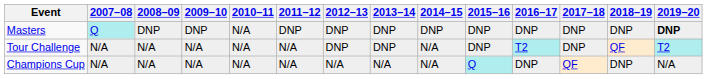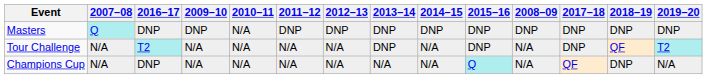columns swapped: (158, 13) <-> (536, 13)
(669, 30) bold -> (669, 30) normal
(337, 47) DNP -> (335, 47) N/A
